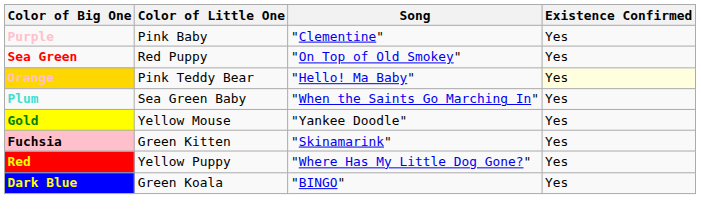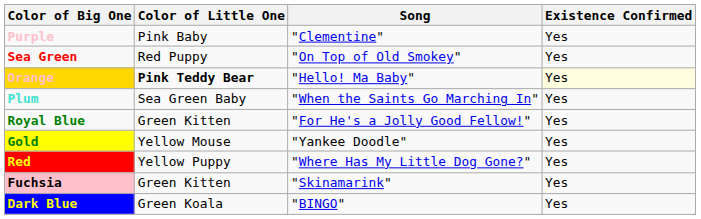(196, 78) normal -> (196, 78) bold
+ row: (46, 120)
rows swapped: (19, 162) <-> (35, 141)
